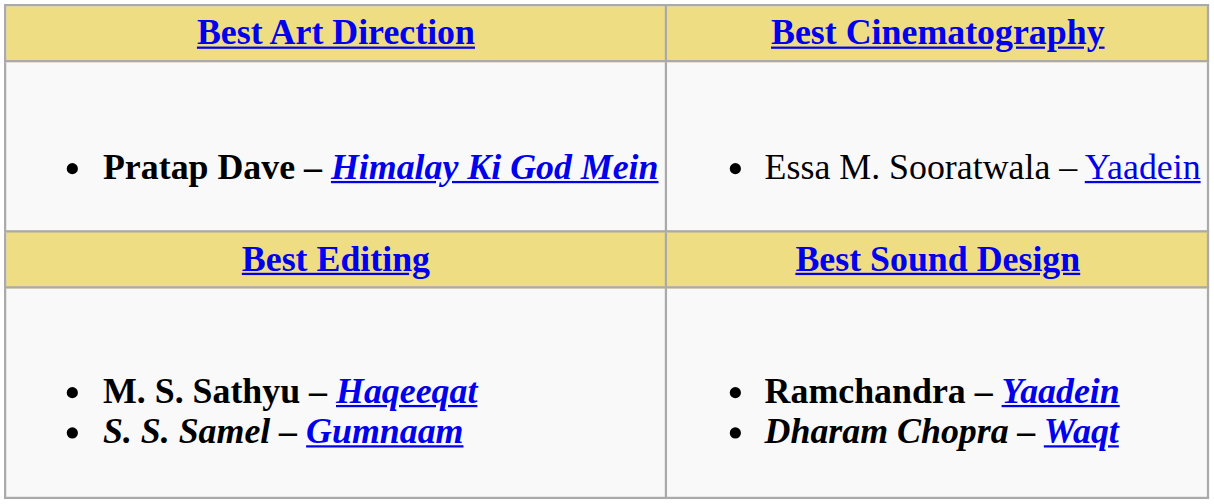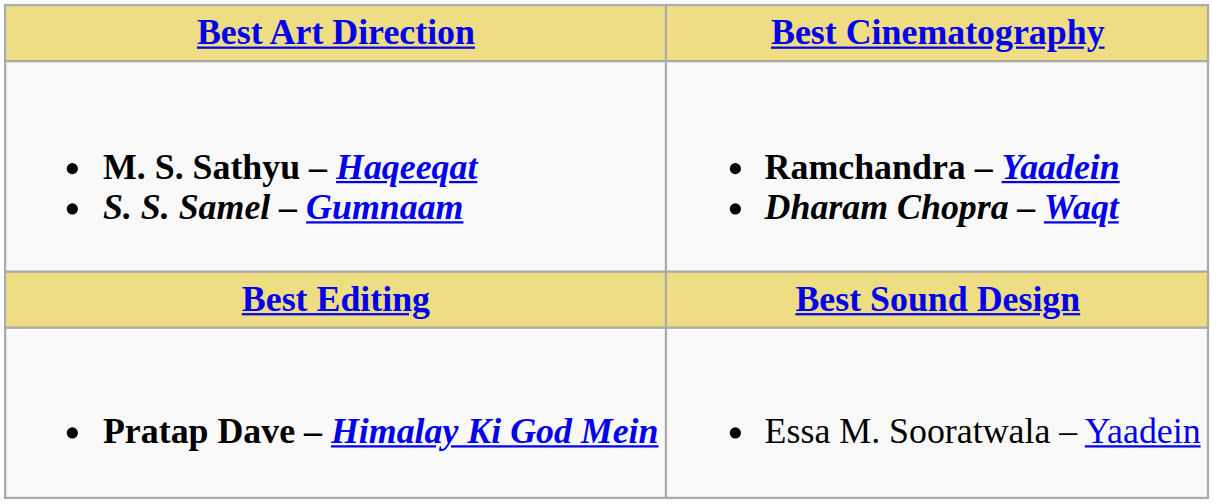rows swapped: (336, 412) <-> (336, 167)
